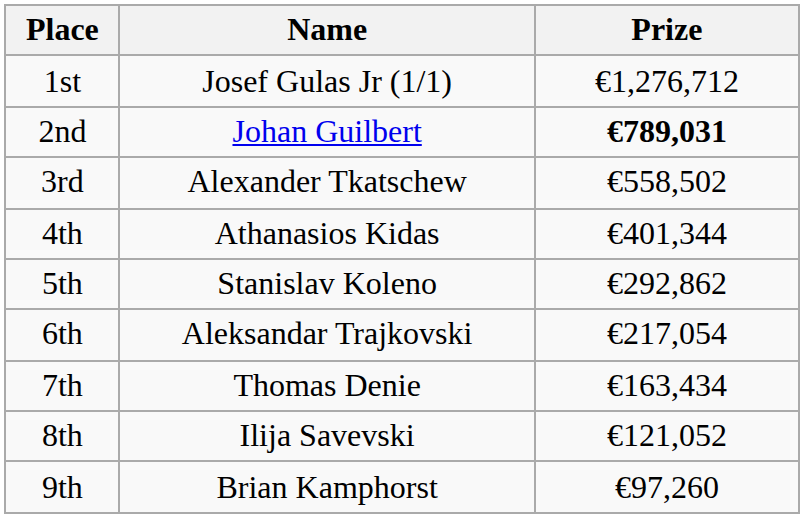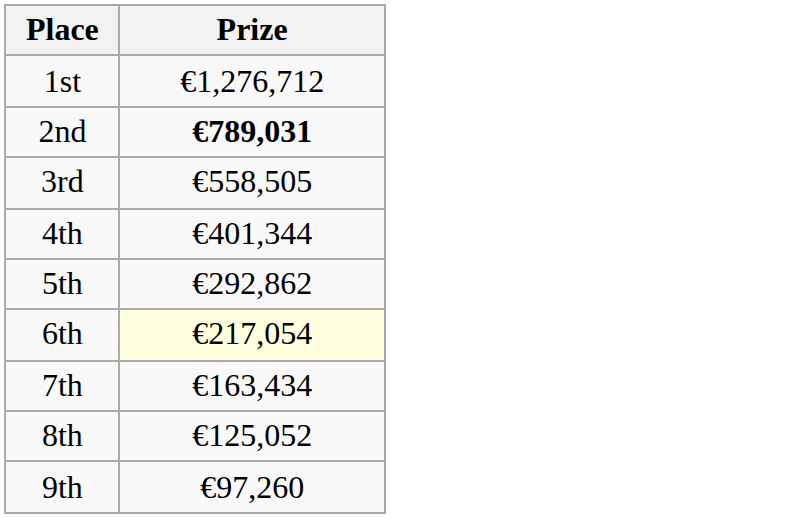- column: (327, 29)
(667, 182) €558,502 -> (252, 182) €558,505
(667, 334) no background -> (252, 334) lightyellow background
(667, 435) €121,052 -> (252, 435) €125,052
